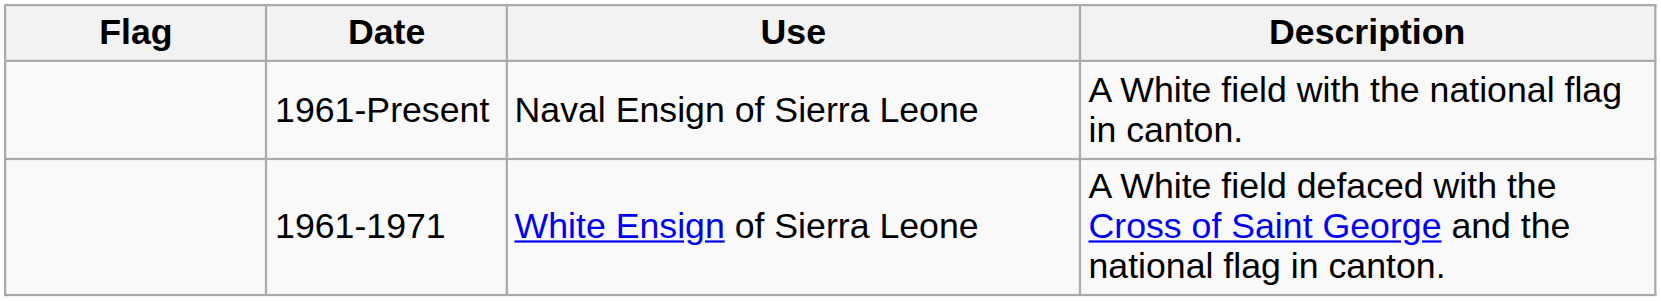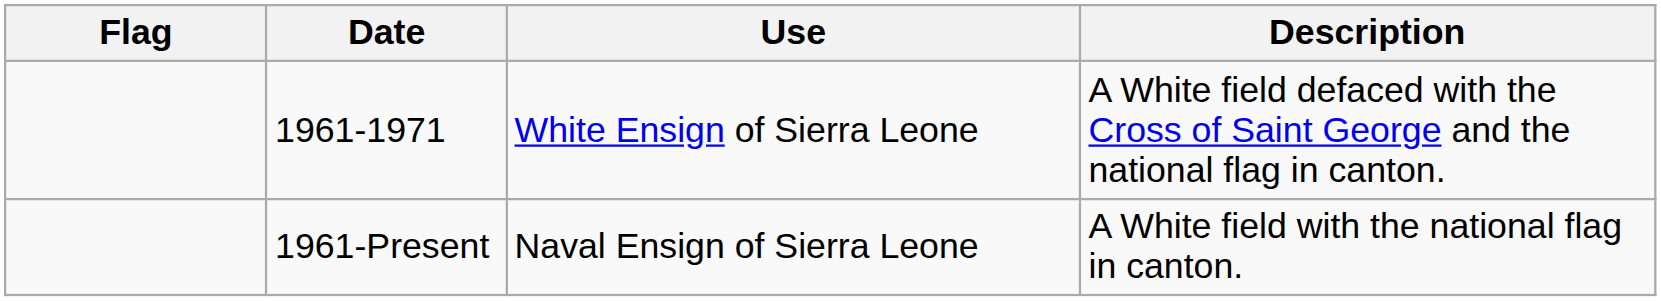rows swapped: (360, 226) <-> (382, 109)
